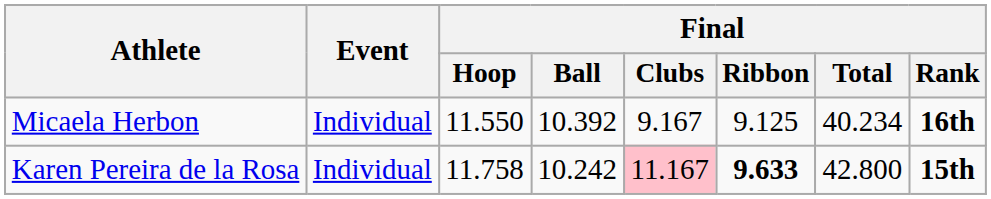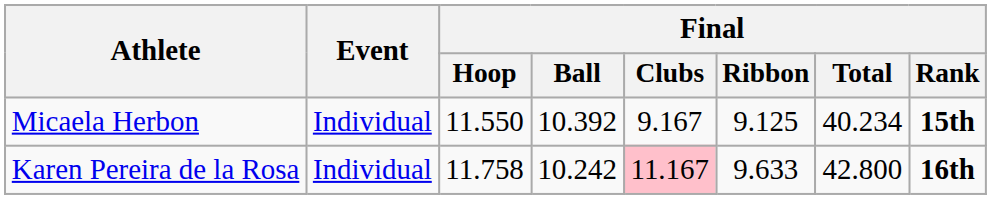(947, 121) 16th -> (947, 121) 15th
(766, 169) bold -> (766, 169) normal
(947, 169) 15th -> (947, 169) 16th
